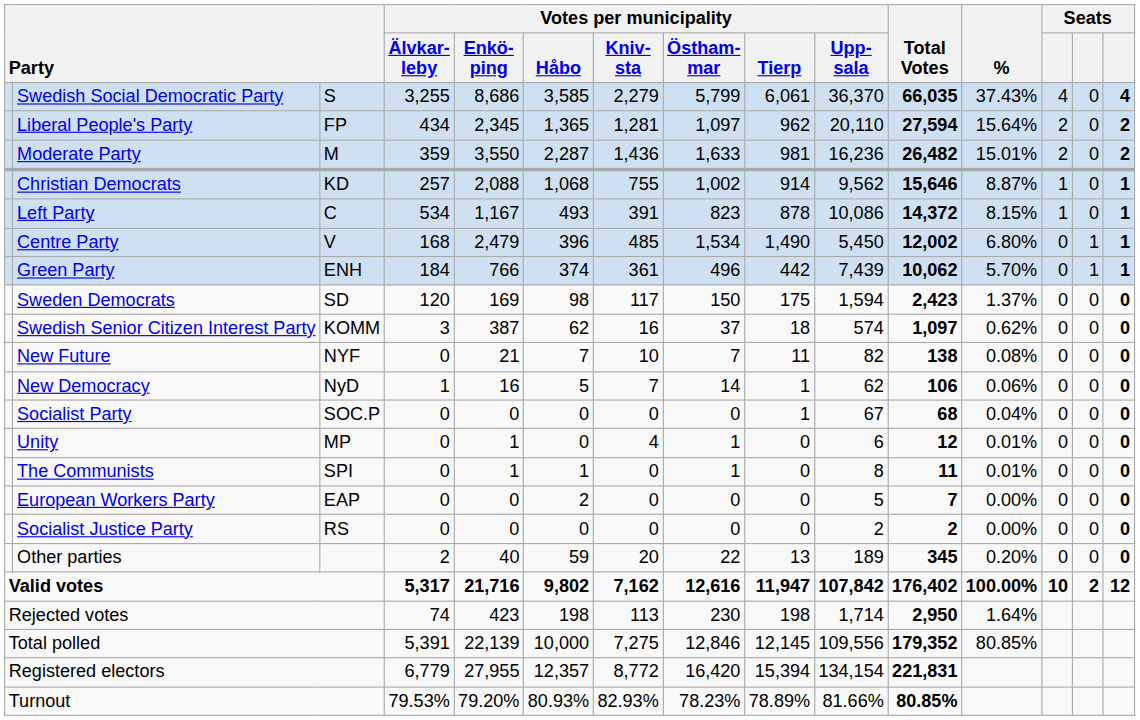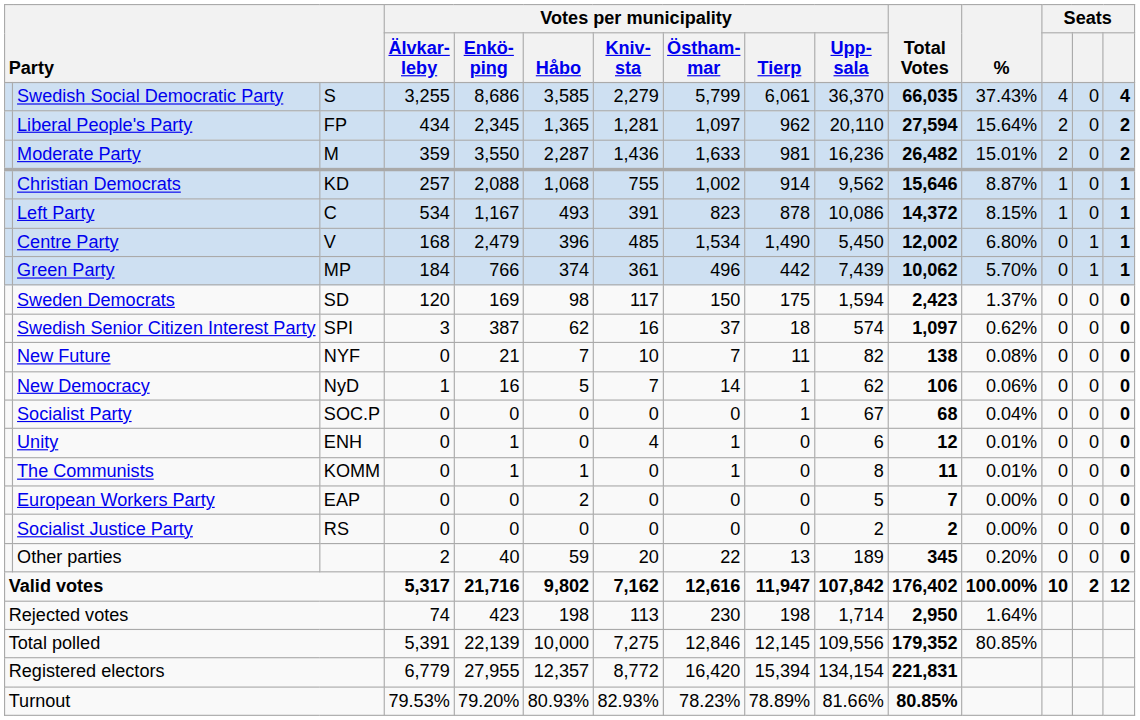(343, 270) ENH -> (337, 270) MP
(352, 328) KOMM -> (338, 328) SPI
(337, 442) MP -> (343, 442) ENH
(338, 471) SPI -> (352, 471) KOMM
